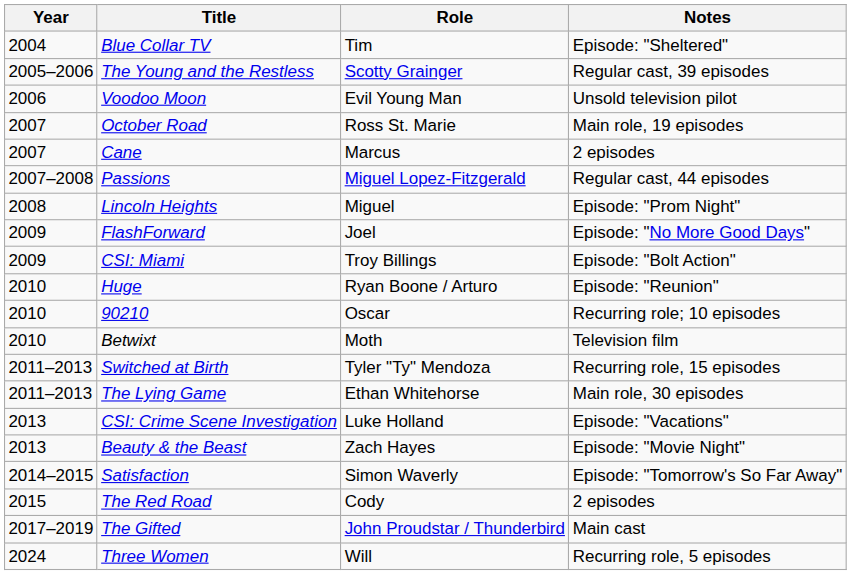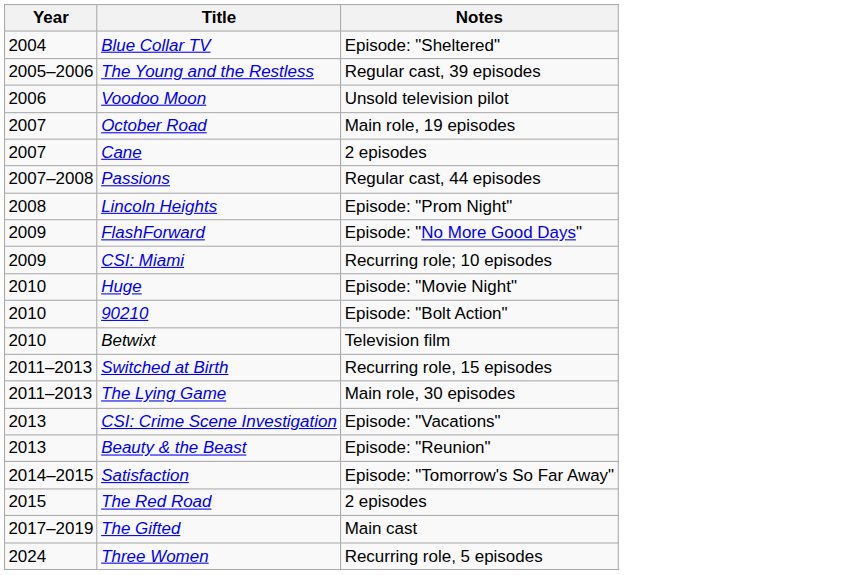- column: (455, 17)
(654, 260) Episode: "Bolt Action" -> (448, 260) Recurring role; 10 episodes
(646, 286) Episode: "Reunion" -> (431, 286) Episode: "Movie Night"
(676, 313) Recurring role; 10 episodes -> (426, 313) Episode: "Bolt Action"
(659, 448) Episode: "Movie Night" -> (418, 448) Episode: "Reunion"
